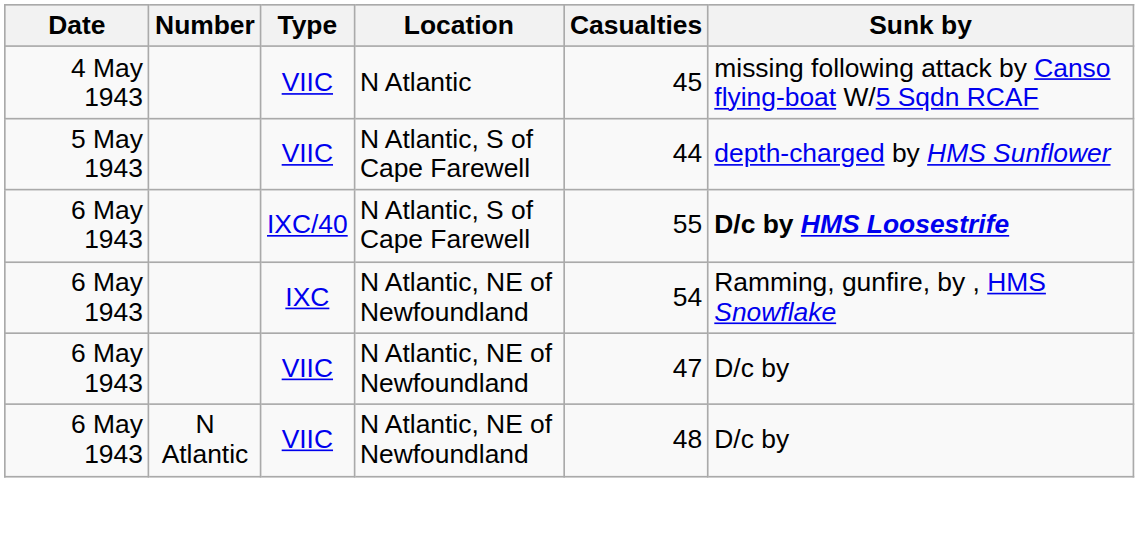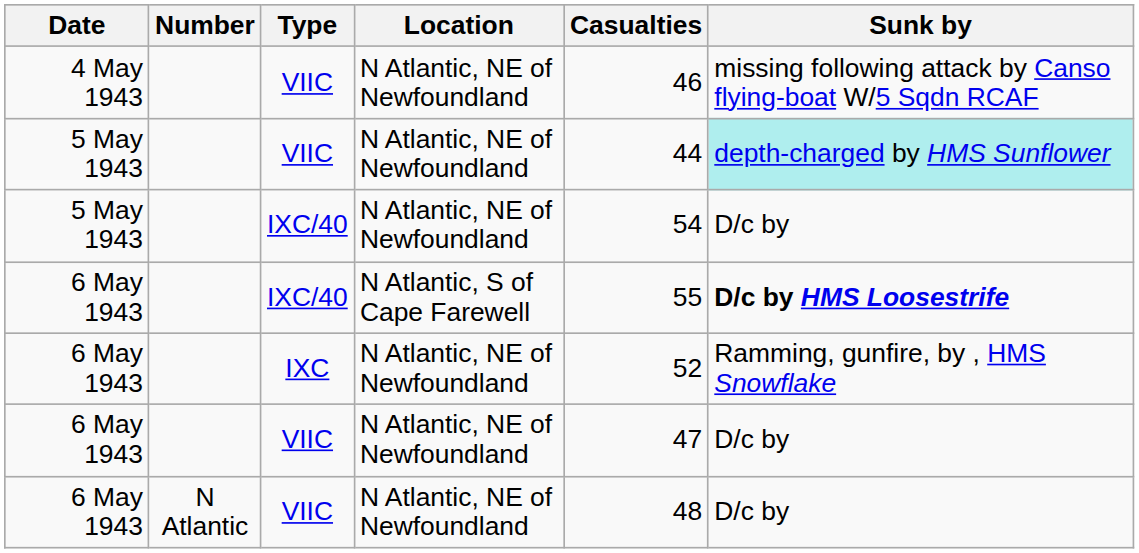(416, 82) N Atlantic -> (456, 82) N Atlantic, NE of Newfoundland
(687, 82) 45 -> (687, 82) 46
(446, 153) N Atlantic, S of Cape Farewell -> (456, 153) N Atlantic, NE of Newfoundland
(912, 153) no background -> (912, 153) paleturquoise background
+ row: (107, 225)
(687, 296) 54 -> (687, 368) 52
